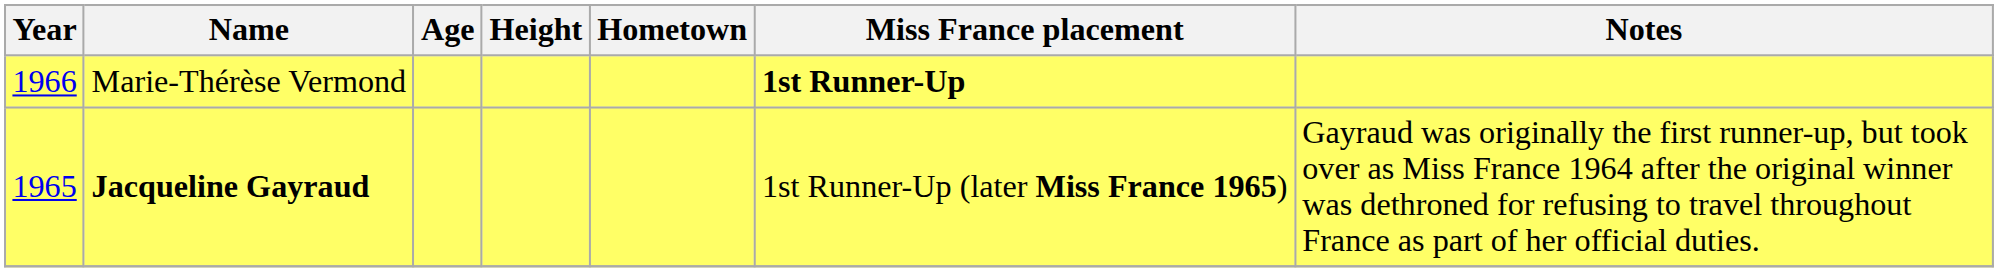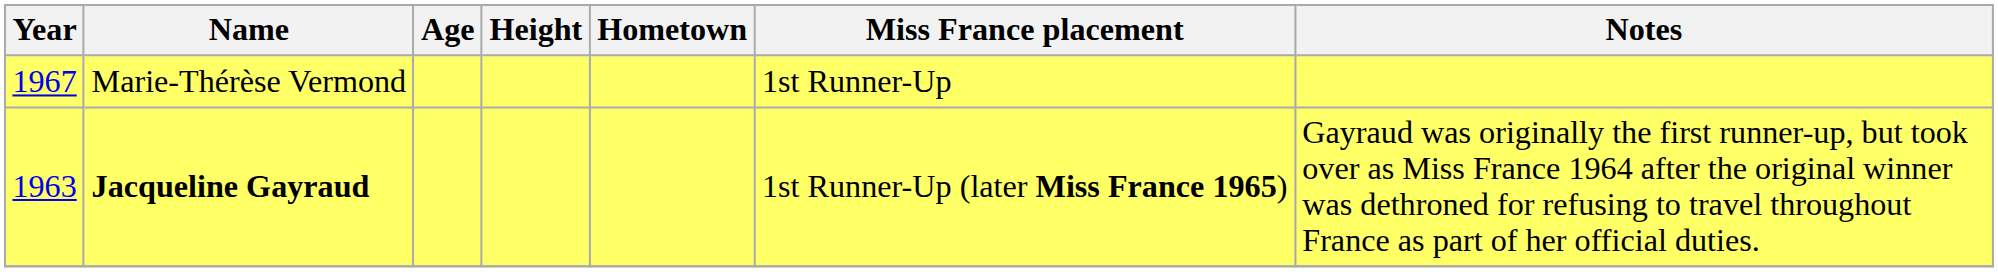(45, 81) 1966 -> (45, 81) 1967
(864, 81) bold -> (857, 81) normal
(45, 186) 1965 -> (45, 186) 1963
